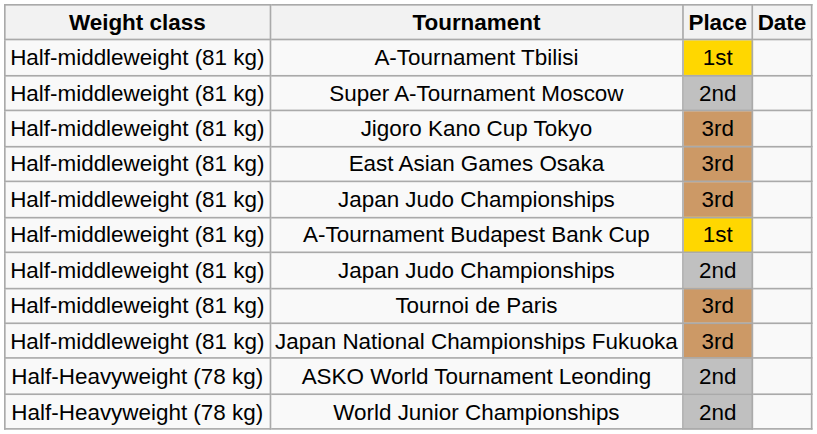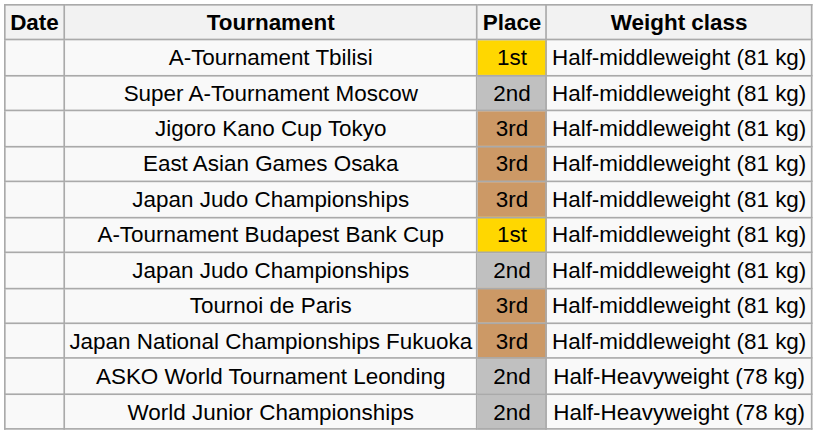columns swapped: (782, 22) <-> (137, 22)
